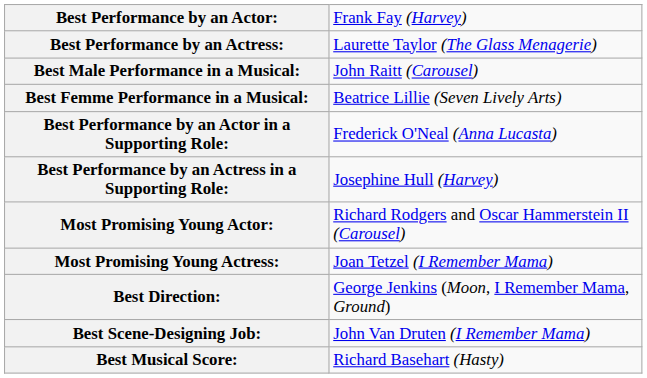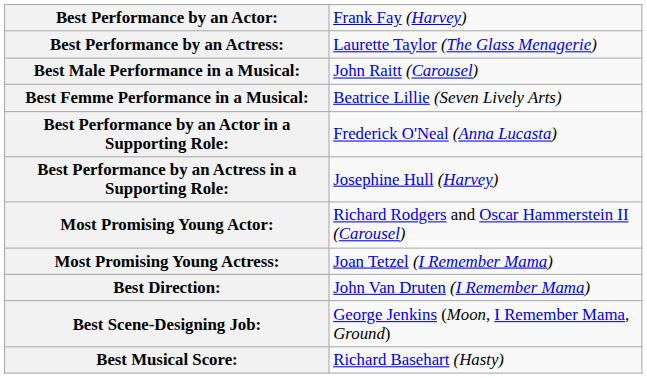(481, 297) George Jenkins (Moon, I Remember Mama, Ground) -> (462, 287) John Van Druten (I Remember Mama)
(462, 333) John Van Druten (I Remember Mama) -> (481, 323) George Jenkins (Moon, I Remember Mama, Ground)
